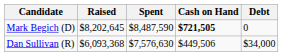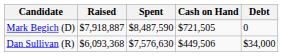(102, 28) $8,202,645 -> (102, 28) $7,918,887
(197, 28) bold -> (197, 28) normal
